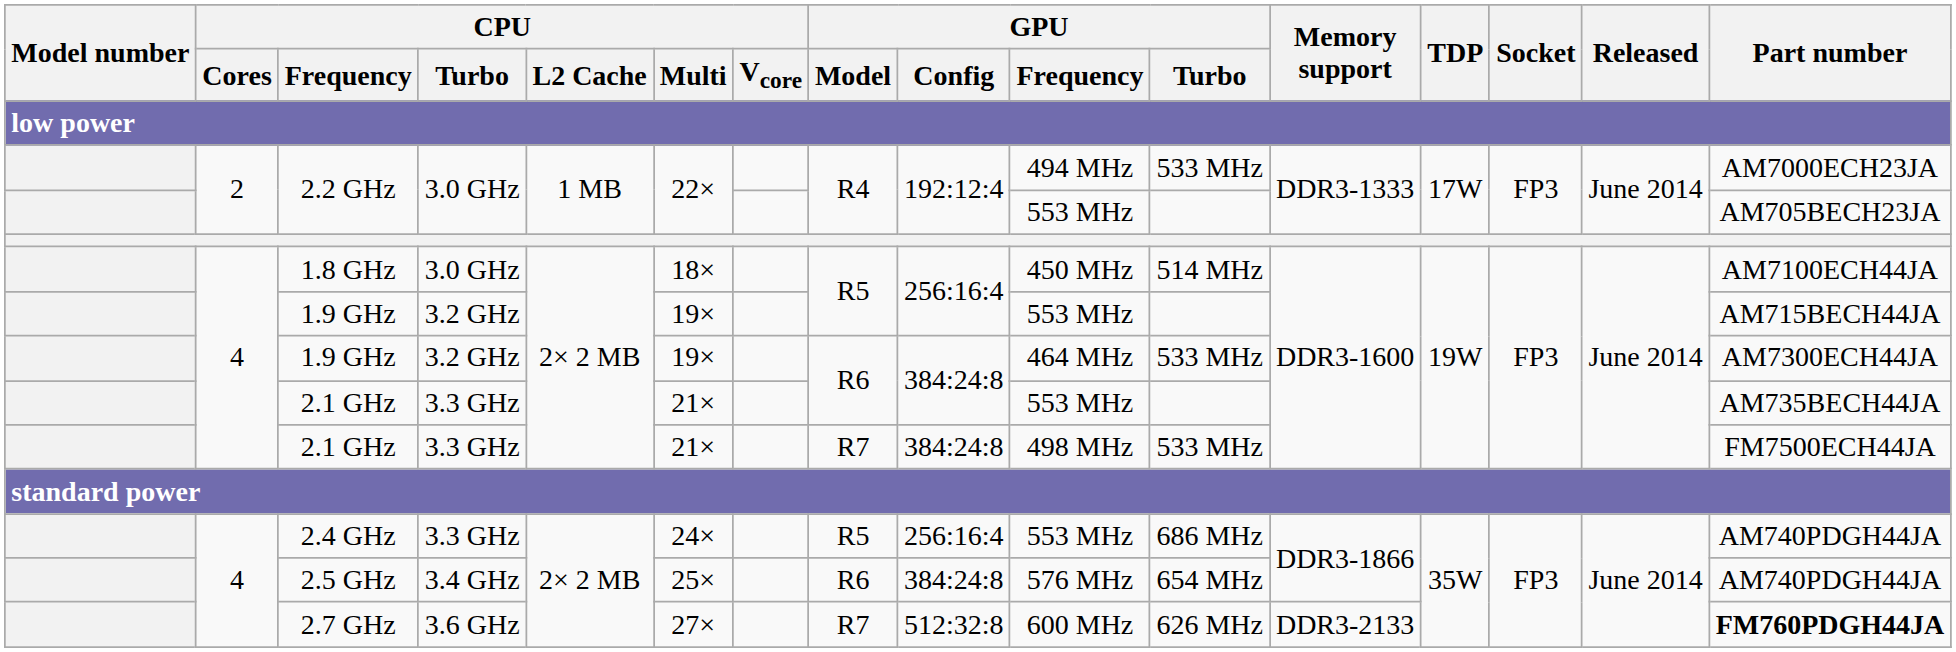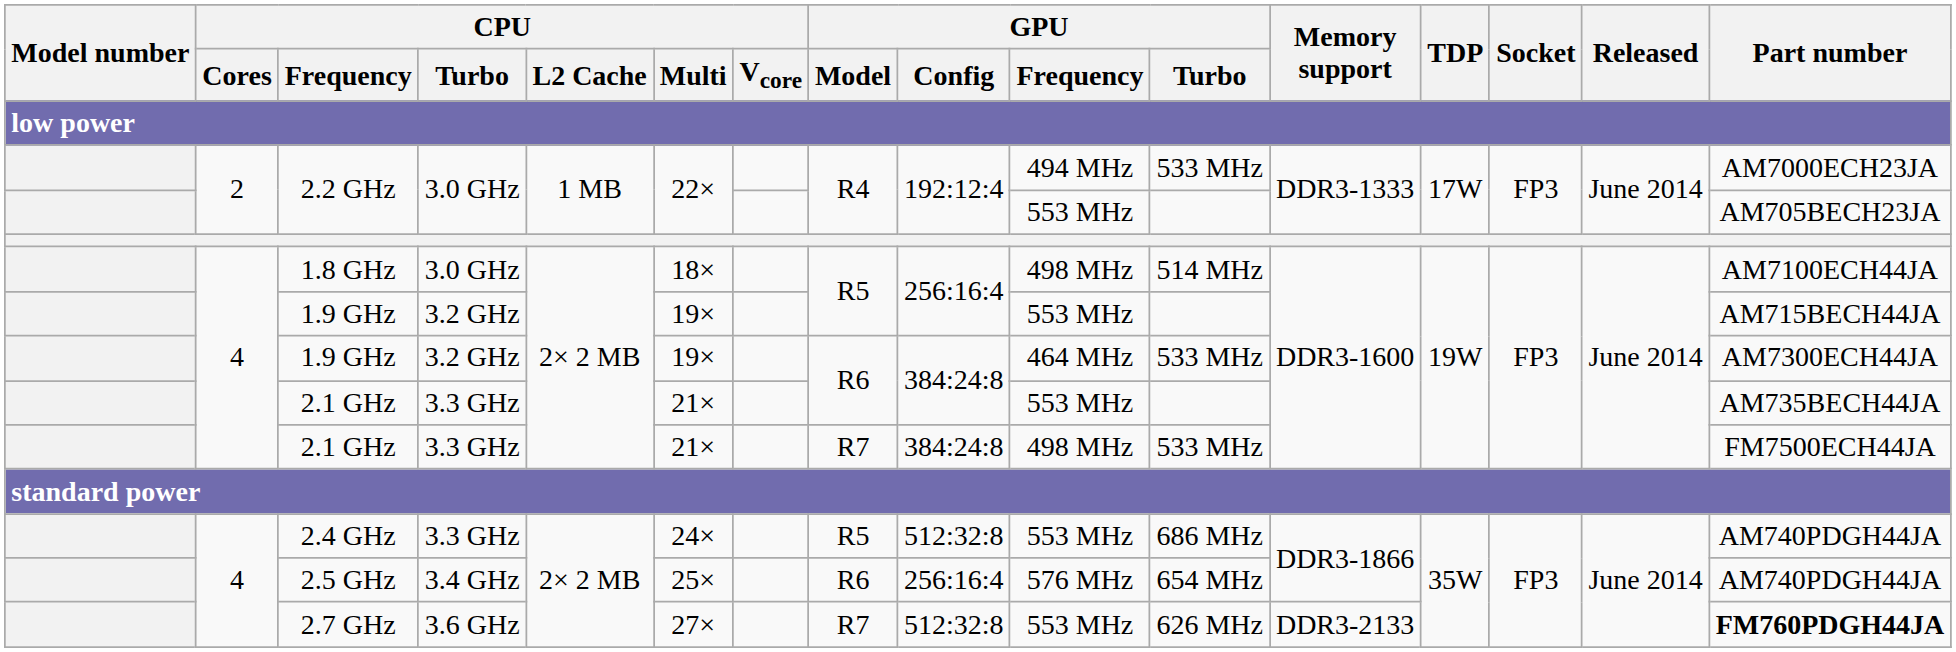(1080, 268) 450 MHz -> (1080, 268) 498 MHz
(954, 535) 256:16:4 -> (954, 535) 512:32:8
(954, 579) 384:24:8 -> (954, 579) 256:16:4
(1080, 624) 600 MHz -> (1080, 624) 553 MHz
